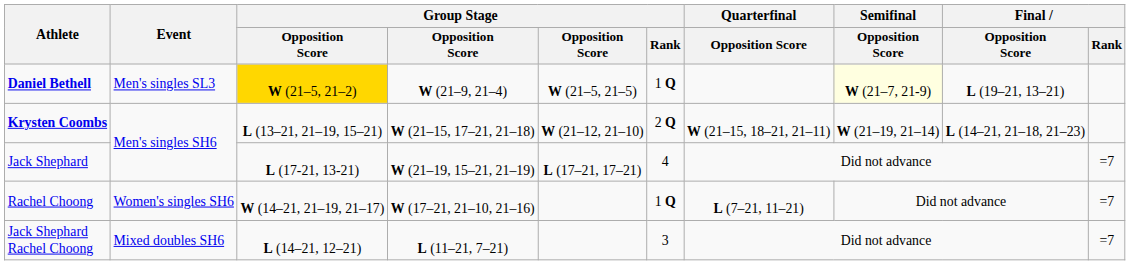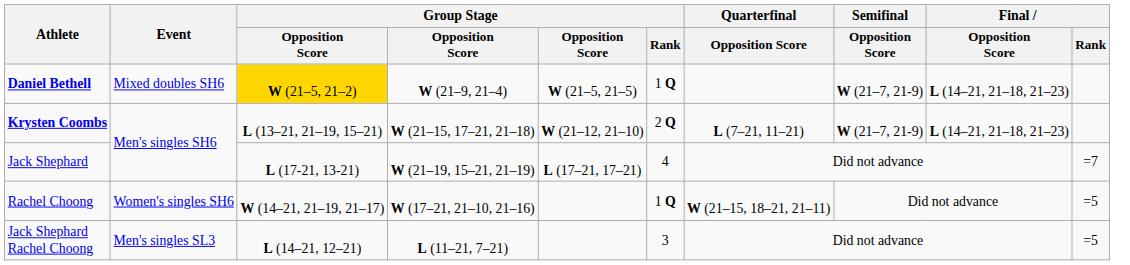(164, 84) Men's singles SL3 -> (169, 84) Mixed doubles SH6
(888, 92) lightyellow background -> (880, 92) no background
(1015, 92) L (19–21, 13–21) -> (999, 92) L (14–21, 21–18, 21–23)
(759, 131) W (21–15, 18–21, 21–11) -> (759, 131) L (7–21, 11–21)
(888, 131) W (21–19, 21–14) -> (880, 131) W (21–7, 21-9)
(759, 209) L (7–21, 11–21) -> (759, 209) W (21–15, 18–21, 21–11)
(1107, 201) =7 -> (1091, 201) =5
(169, 240) Mixed doubles SH6 -> (164, 240) Men's singles SL3
(1107, 240) =7 -> (1091, 240) =5
